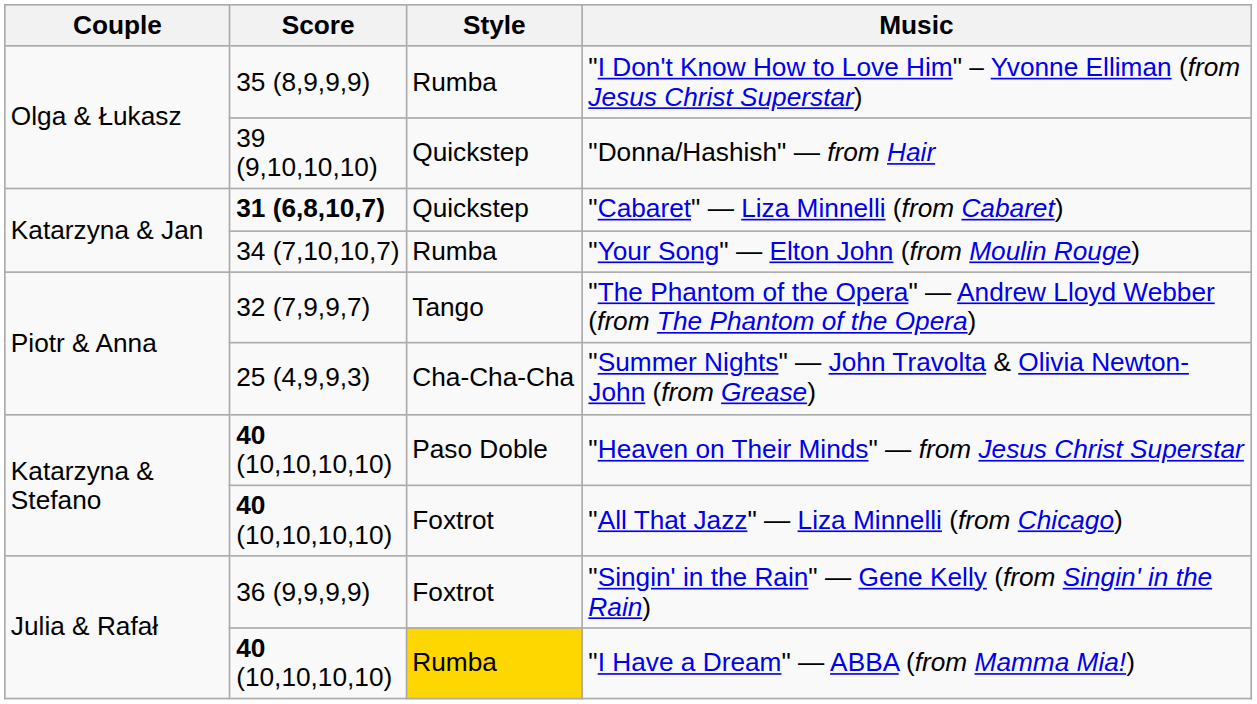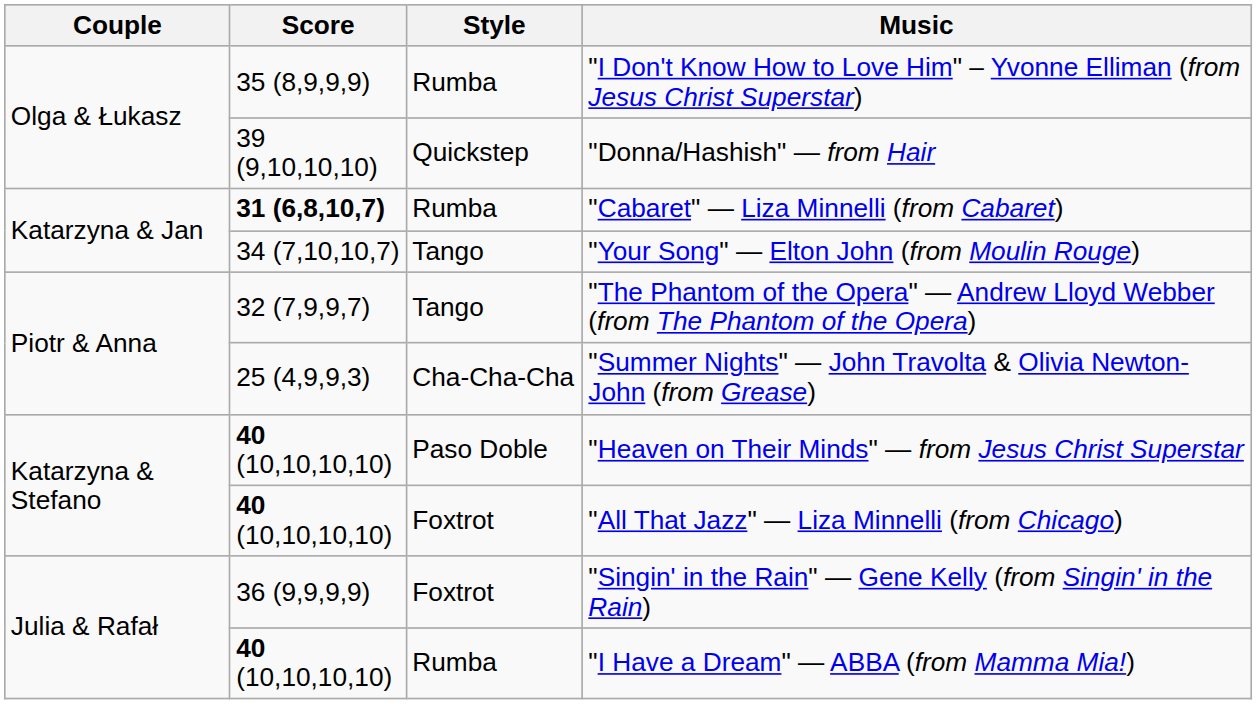(471, 209) Quickstep -> (455, 209) Rumba
(455, 250) Rumba -> (448, 250) Tango
(455, 662) gold background -> (455, 662) no background
